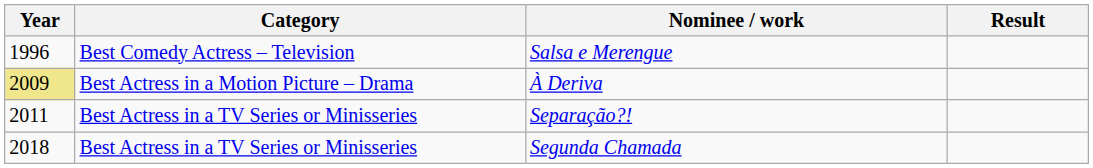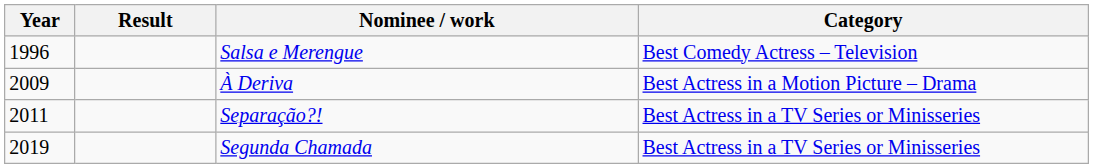columns swapped: (300, 20) <-> (1018, 20)
(29, 83) khaki background -> (29, 83) no background
(29, 147) 2018 -> (29, 147) 2019
